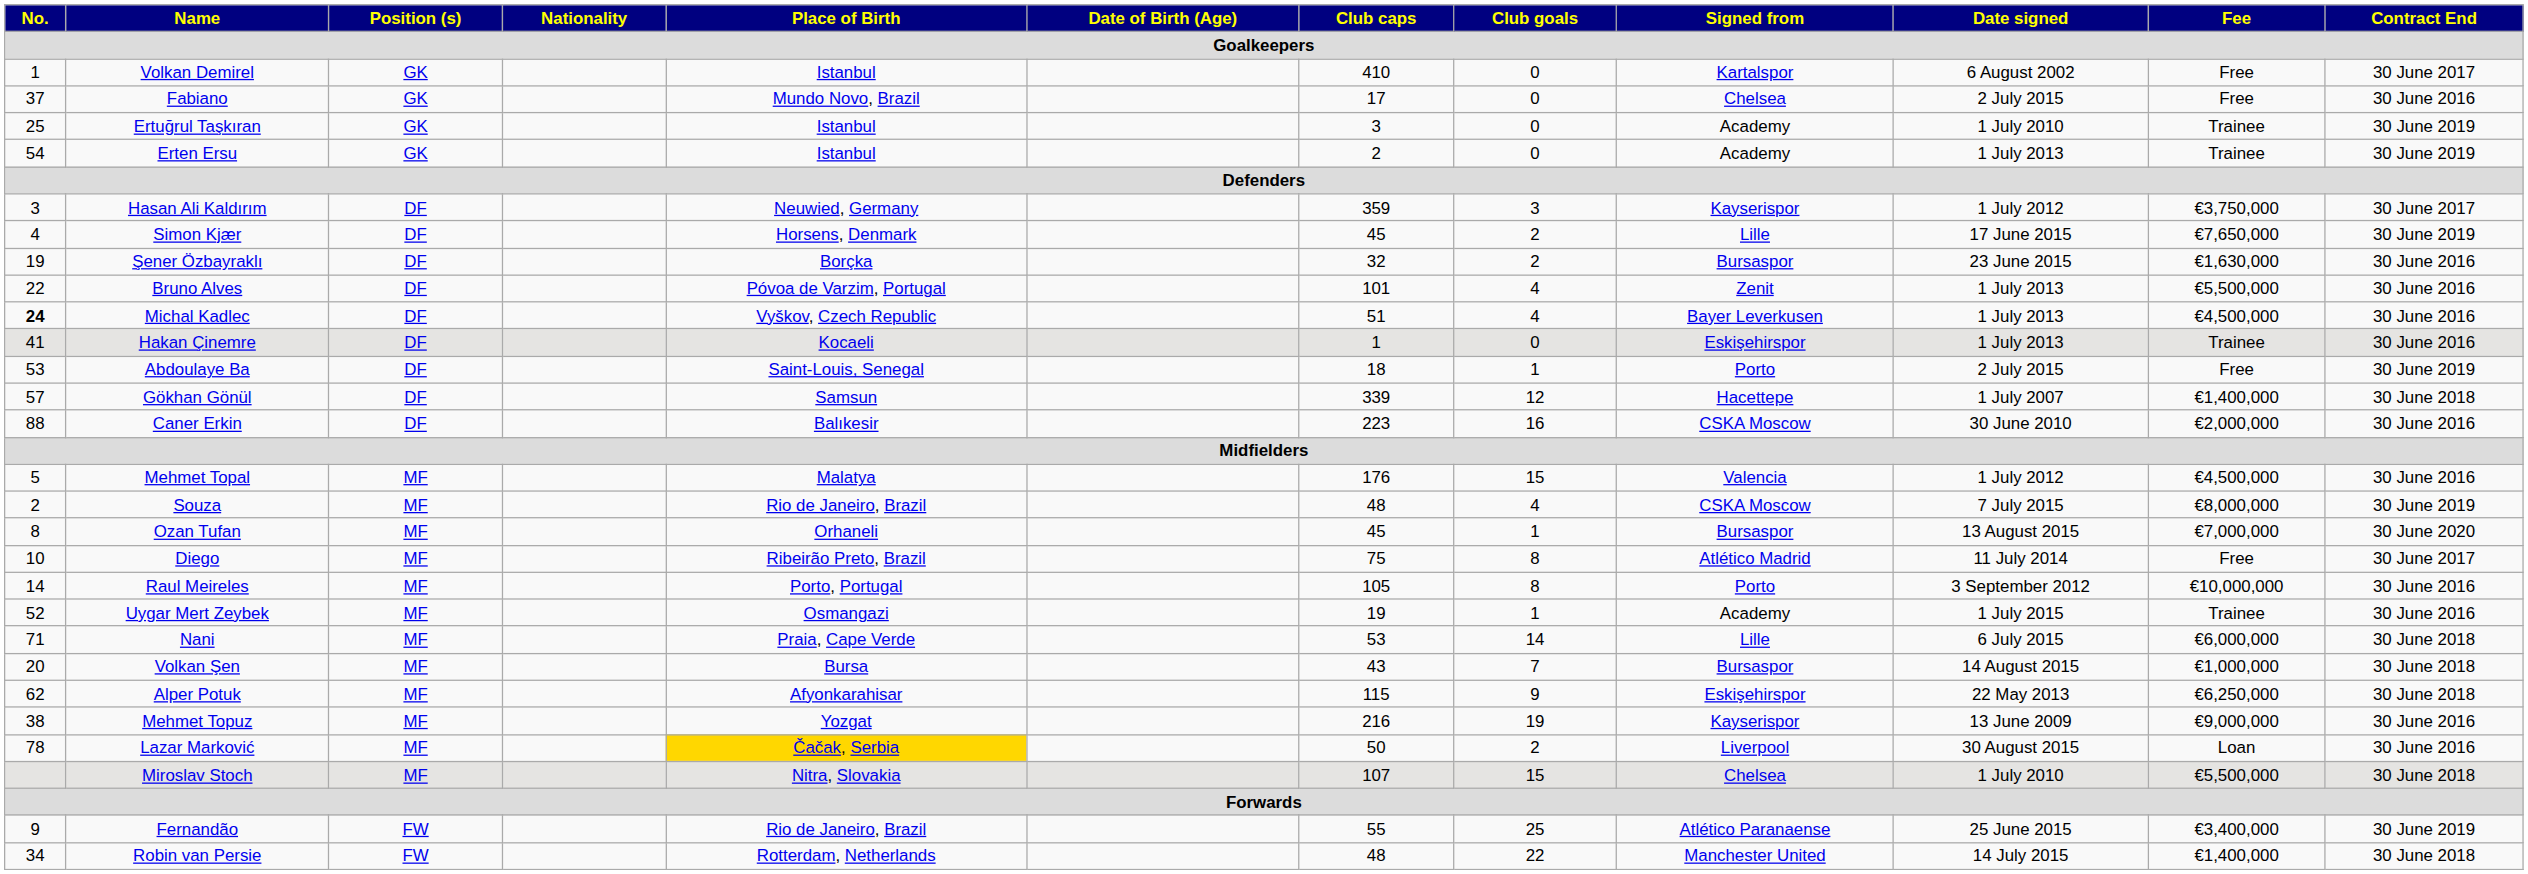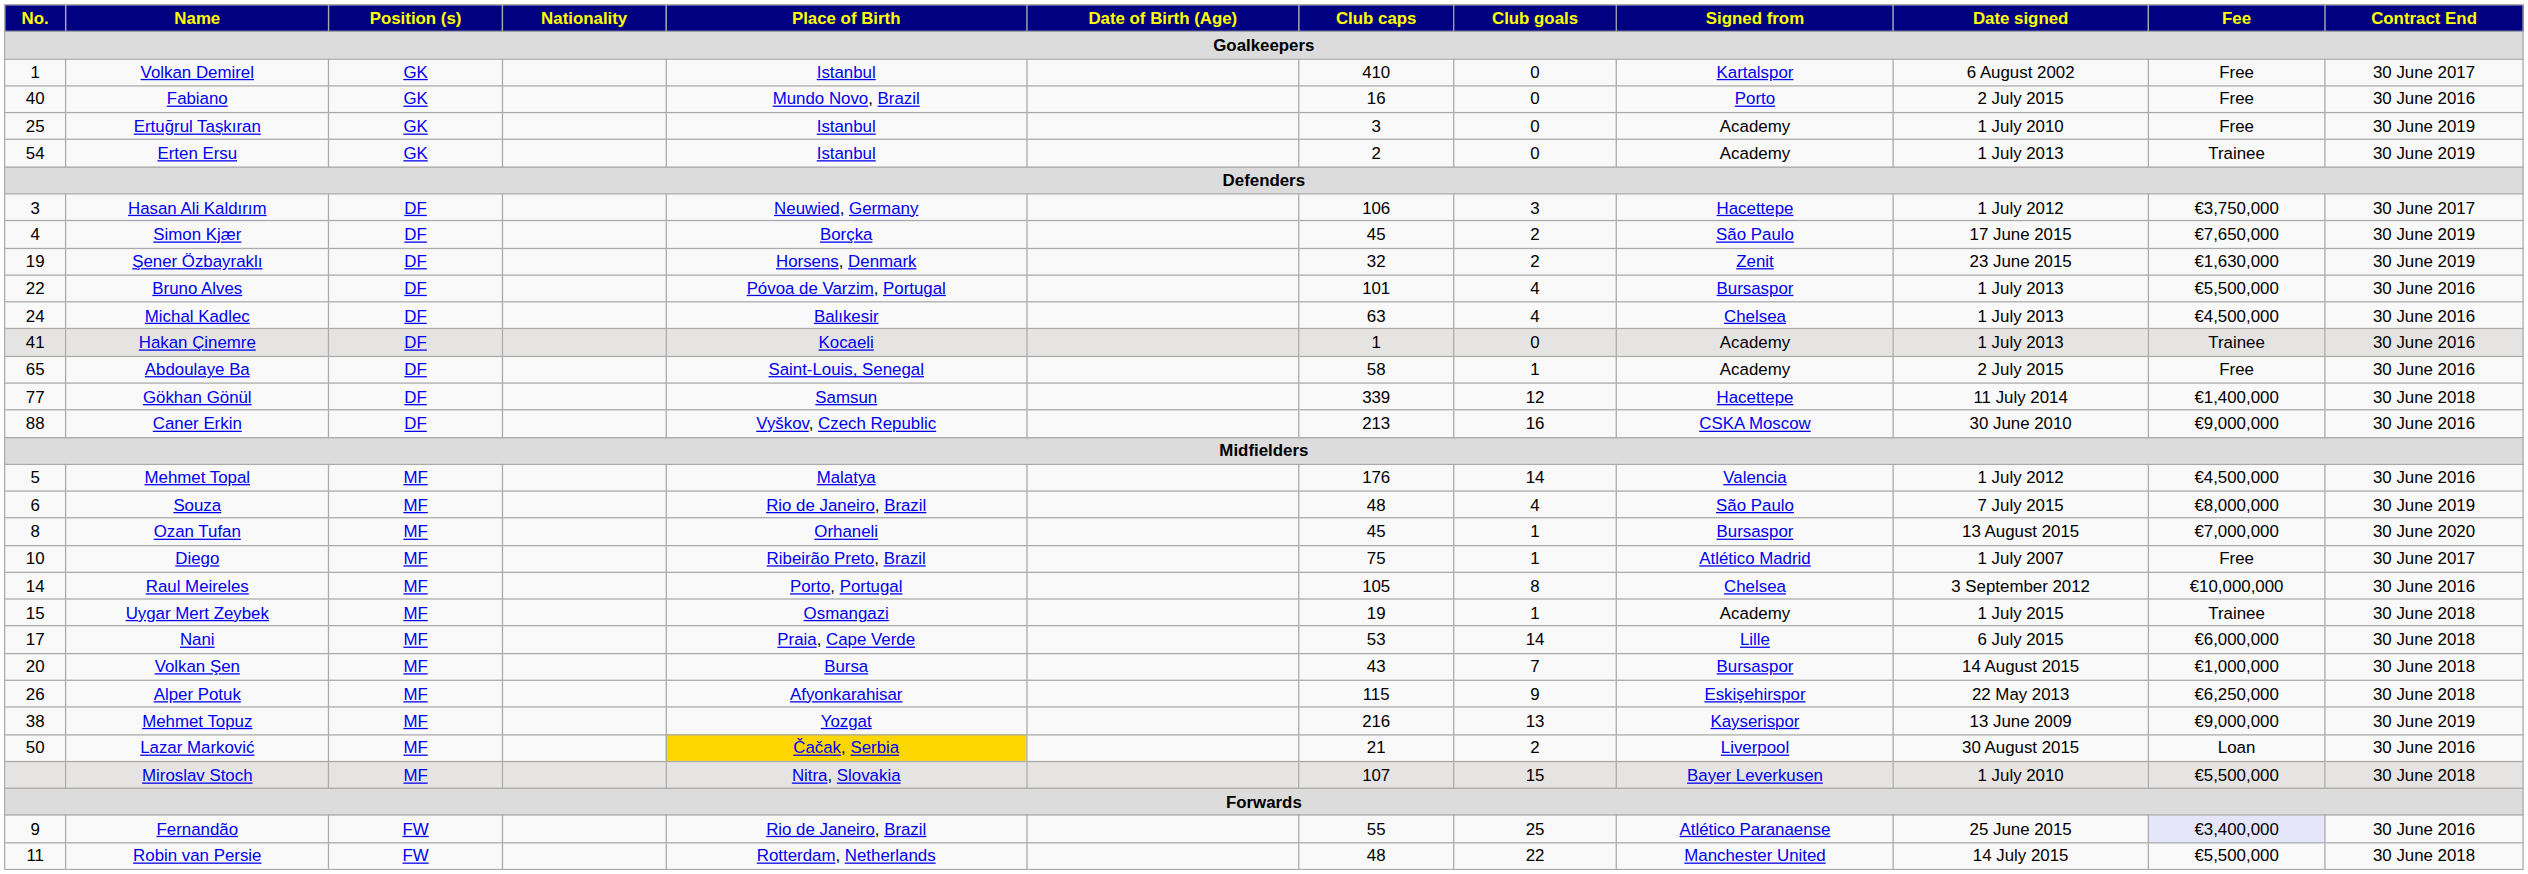(35, 99) 37 -> (35, 99) 40
(1376, 99) 17 -> (1376, 99) 16
(1755, 99) Chelsea -> (1755, 99) Porto
(2237, 127) Trainee -> (2237, 127) Free
(1376, 208) 359 -> (1376, 208) 106
(1755, 208) Kayserispor -> (1755, 208) Hacettepe
(846, 235) Horsens, Denmark -> (846, 235) Borçka
(1755, 235) Lille -> (1755, 235) São Paulo
(846, 262) Borçka -> (846, 262) Horsens, Denmark
(1755, 262) Bursaspor -> (1755, 262) Zenit
(2424, 262) 30 June 2016 -> (2424, 262) 30 June 2019
(1755, 289) Zenit -> (1755, 289) Bursaspor
(35, 316) bold -> (35, 316) normal
(846, 316) Vyškov, Czech Republic -> (846, 316) Balıkesir
(1376, 316) 51 -> (1376, 316) 63
(1755, 316) Bayer Leverkusen -> (1755, 316) Chelsea
(1755, 343) Eskişehirspor -> (1755, 343) Academy
(35, 370) 53 -> (35, 370) 65
(1376, 370) 18 -> (1376, 370) 58
(1755, 370) Porto -> (1755, 370) Academy
(2424, 370) 30 June 2019 -> (2424, 370) 30 June 2016
(35, 397) 57 -> (35, 397) 77
(2021, 397) 1 July 2007 -> (2021, 397) 11 July 2014
(846, 424) Balıkesir -> (846, 424) Vyškov, Czech Republic
(1376, 424) 223 -> (1376, 424) 213
(2237, 424) €2,000,000 -> (2237, 424) €9,000,000
(1535, 478) 15 -> (1535, 478) 14
(35, 505) 2 -> (35, 505) 6
(1755, 505) CSKA Moscow -> (1755, 505) São Paulo
(1535, 559) 8 -> (1535, 559) 1
(2021, 559) 11 July 2014 -> (2021, 559) 1 July 2007
(1755, 586) Porto -> (1755, 586) Chelsea
(35, 613) 52 -> (35, 613) 15
(2424, 613) 30 June 2016 -> (2424, 613) 30 June 2018
(35, 640) 71 -> (35, 640) 17
(35, 694) 62 -> (35, 694) 26
(1535, 721) 19 -> (1535, 721) 13
(2424, 721) 30 June 2016 -> (2424, 721) 30 June 2019
(35, 748) 78 -> (35, 748) 50
(1376, 748) 50 -> (1376, 748) 21
(1755, 775) Chelsea -> (1755, 775) Bayer Leverkusen
(2237, 829) no background -> (2237, 829) lavender background
(2424, 829) 30 June 2019 -> (2424, 829) 30 June 2016
(35, 856) 34 -> (35, 856) 11
(2237, 856) €1,400,000 -> (2237, 856) €5,500,000
